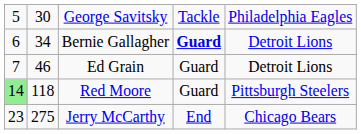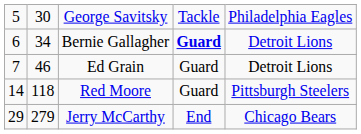(16, 91) lightgreen background -> (16, 91) no background
(16, 116) 23 -> (16, 116) 29
(43, 116) 275 -> (43, 116) 279
